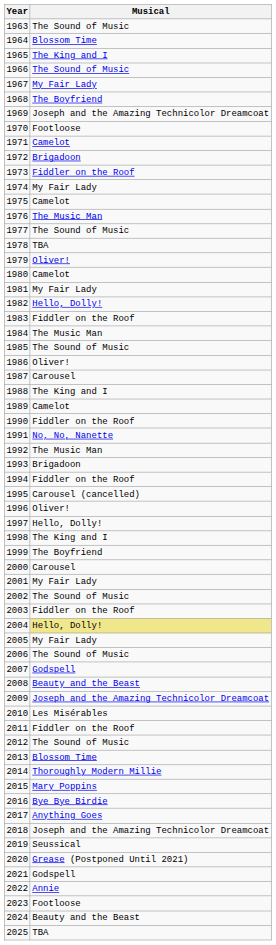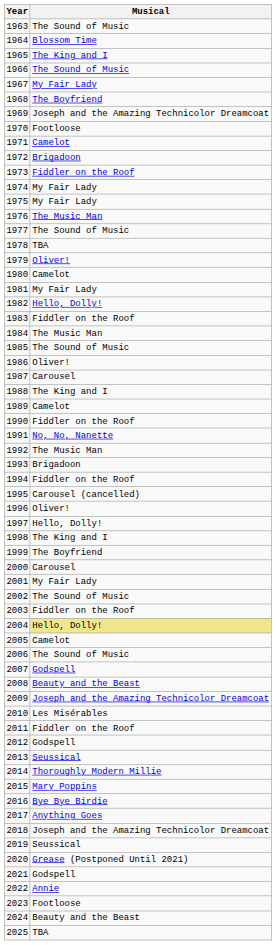(51, 202) Camelot -> (65, 202) My Fair Lady
(65, 640) My Fair Lady -> (51, 640) Camelot
(81, 743) The Sound of Music -> (54, 743) Godspell
(65, 757) Blossom Time -> (57, 757) Seussical
